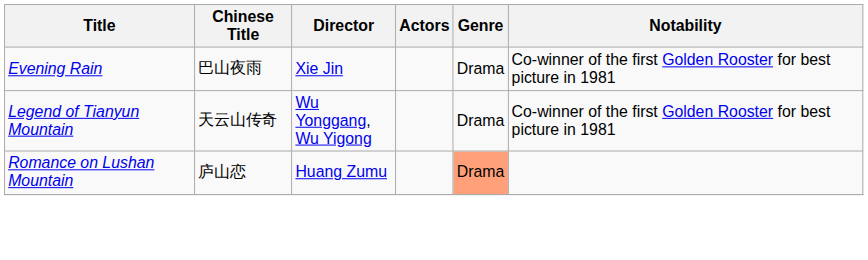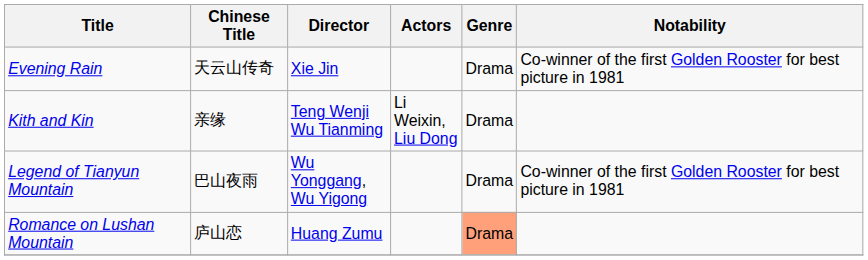(230, 68) 巴山夜雨 -> (234, 68) 天云山传奇
+ row: (51, 120)
(238, 120) 天云山传奇 -> (226, 181) 巴山夜雨
